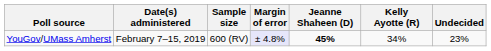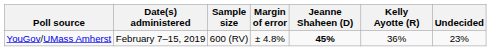(270, 38) lavender background -> (270, 38) no background
(397, 38) 34% -> (397, 38) 36%
